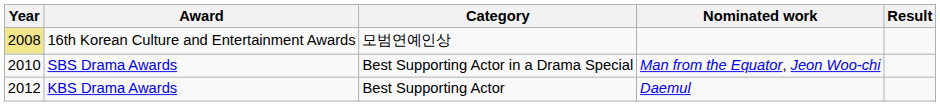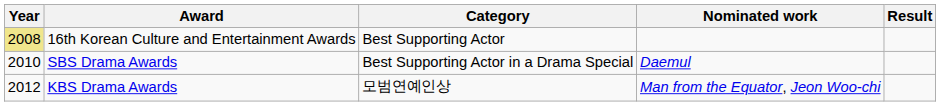(407, 40) 모범연예인상 -> (434, 39) Best Supporting Actor
(760, 65) Man from the Equator, Jeon Woo-chi -> (665, 62) Daemul
(434, 88) Best Supporting Actor -> (407, 87) 모범연예인상
(665, 88) Daemul -> (760, 87) Man from the Equator, Jeon Woo-chi
